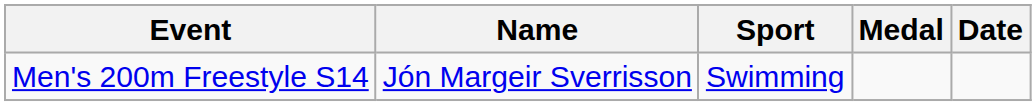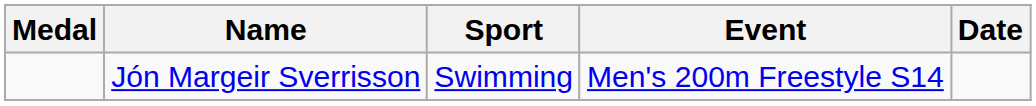columns swapped: (901, 29) <-> (190, 29)
